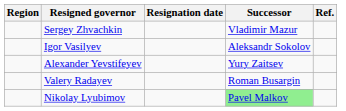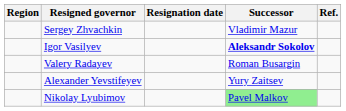(269, 47) normal -> (271, 47) bold
rows swapped: (78, 81) <-> (93, 64)
